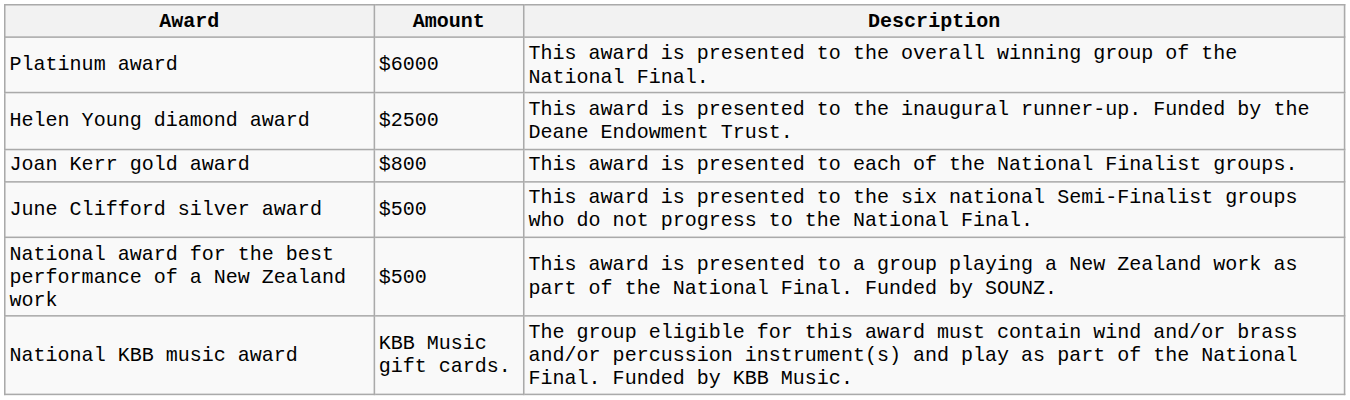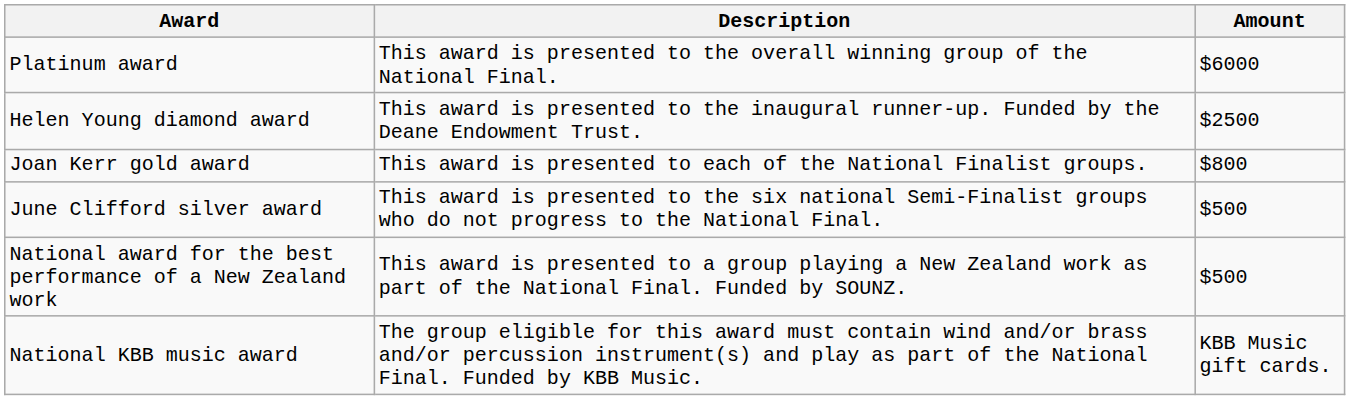columns swapped: (934, 21) <-> (449, 21)
